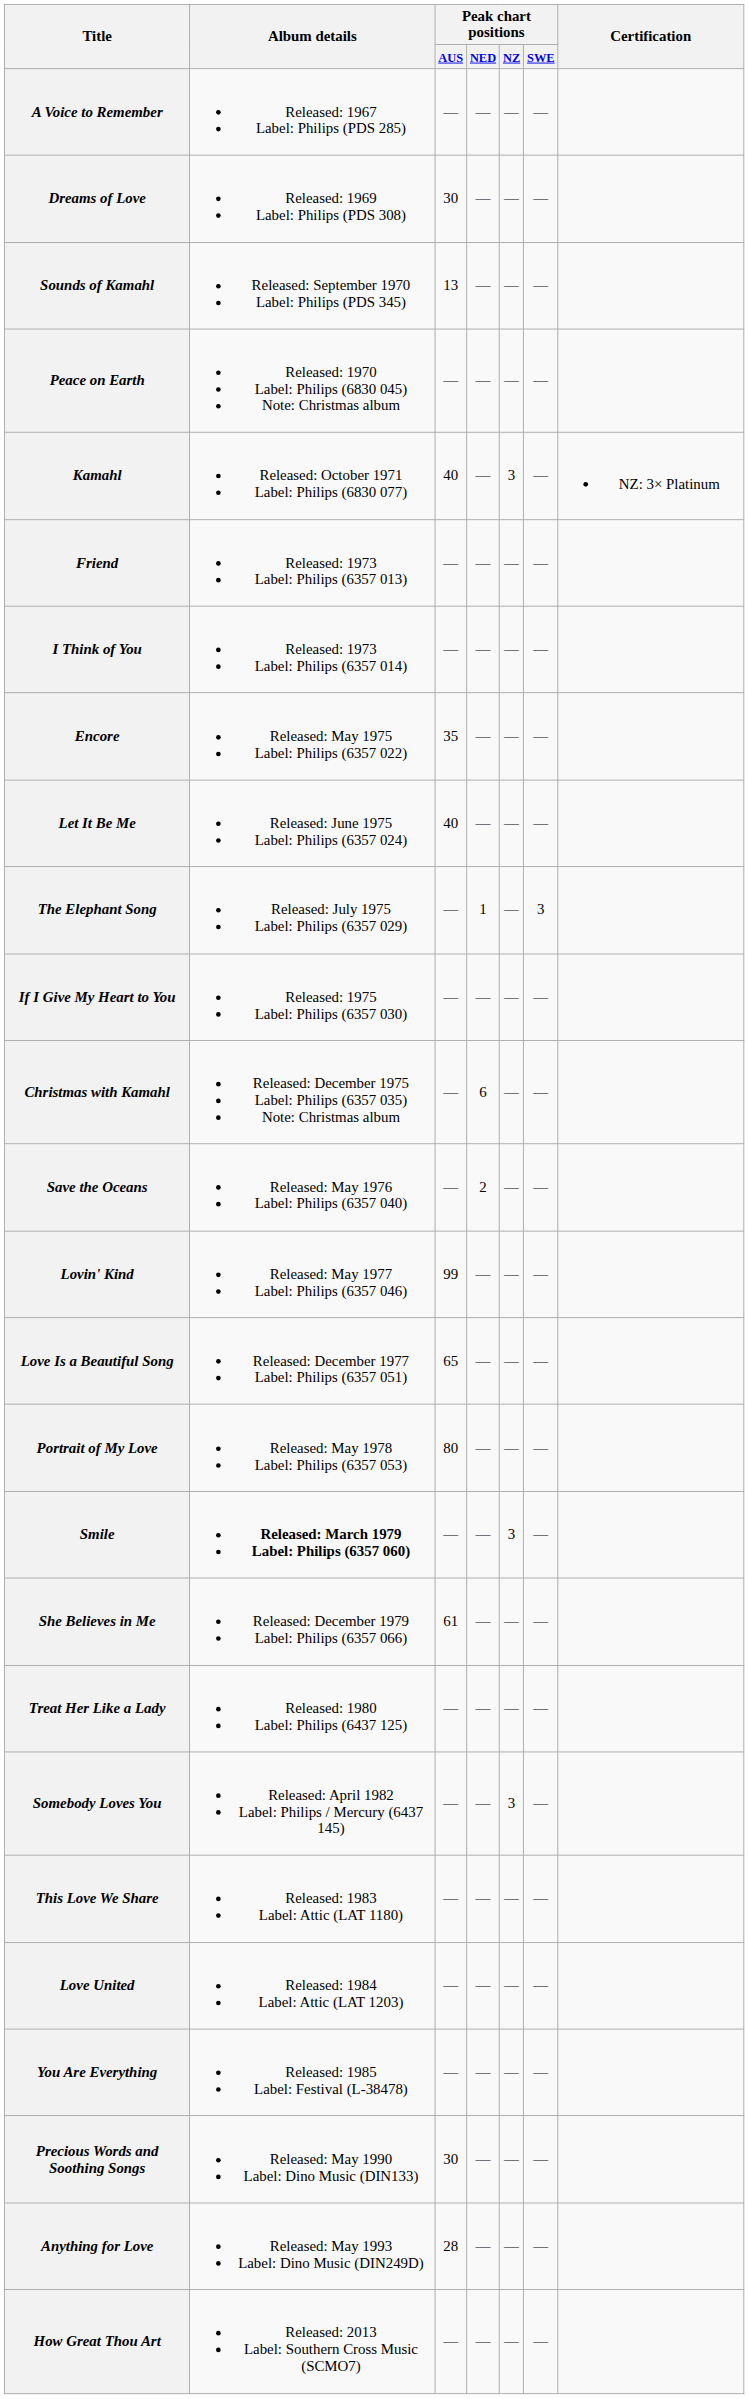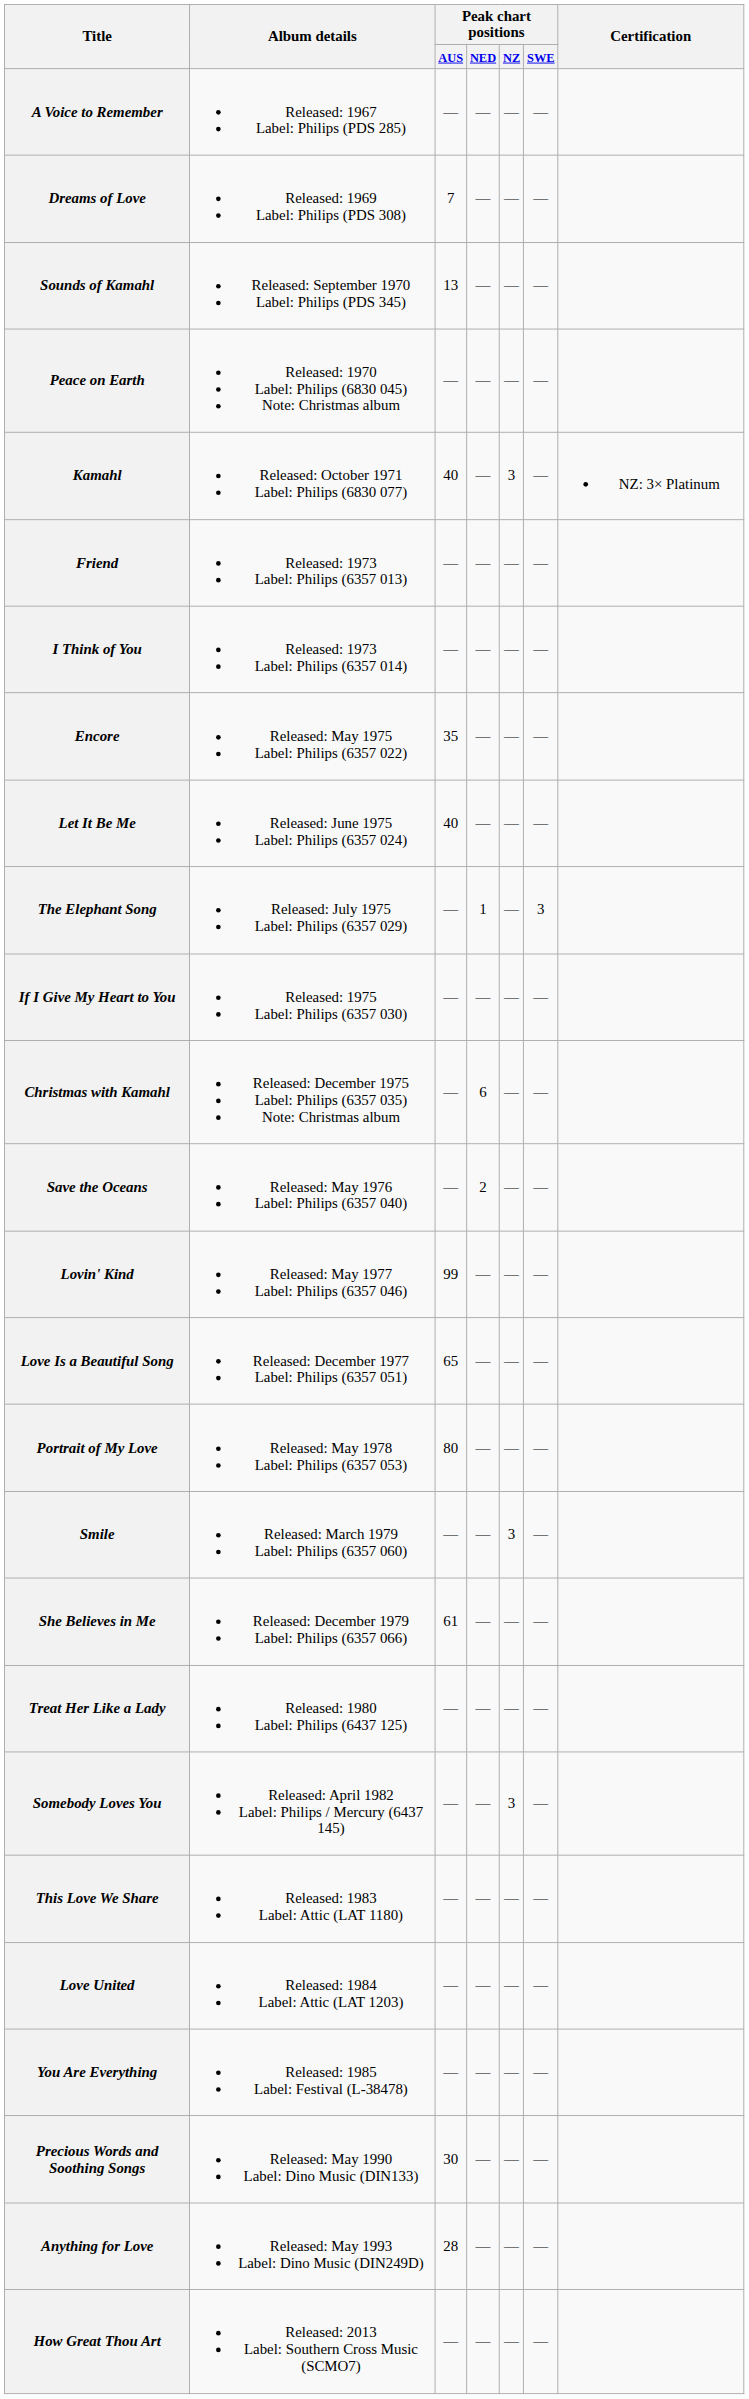(451, 198) 30 -> (451, 198) 7
(312, 1543) bold -> (312, 1543) normal
